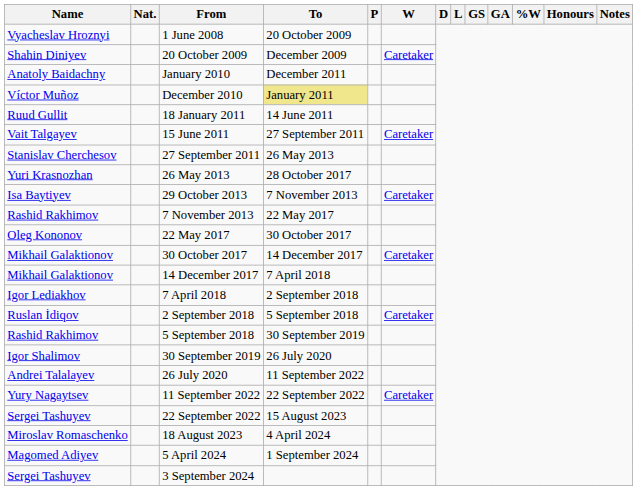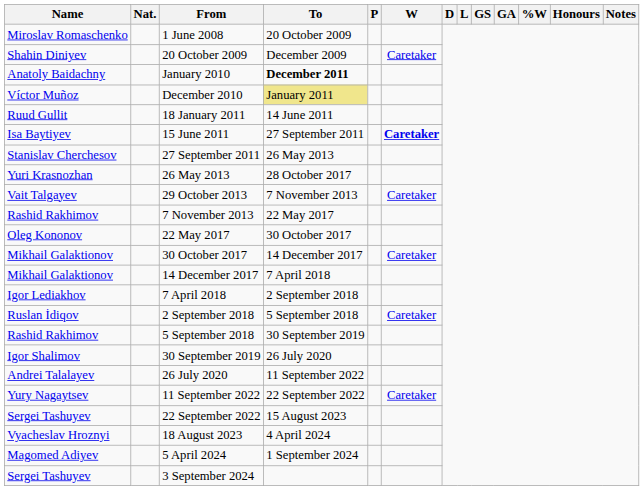(58, 34) Vyacheslav Hroznyi -> (68, 34) Miroslav Romaschenko
(306, 74) normal -> (307, 74) bold
(42, 134) Vait Talgayev -> (39, 134) Isa Baytiyev
(409, 134) normal -> (412, 134) bold
(39, 194) Isa Baytiyev -> (42, 194) Vait Talgayev
(68, 435) Miroslav Romaschenko -> (58, 435) Vyacheslav Hroznyi
